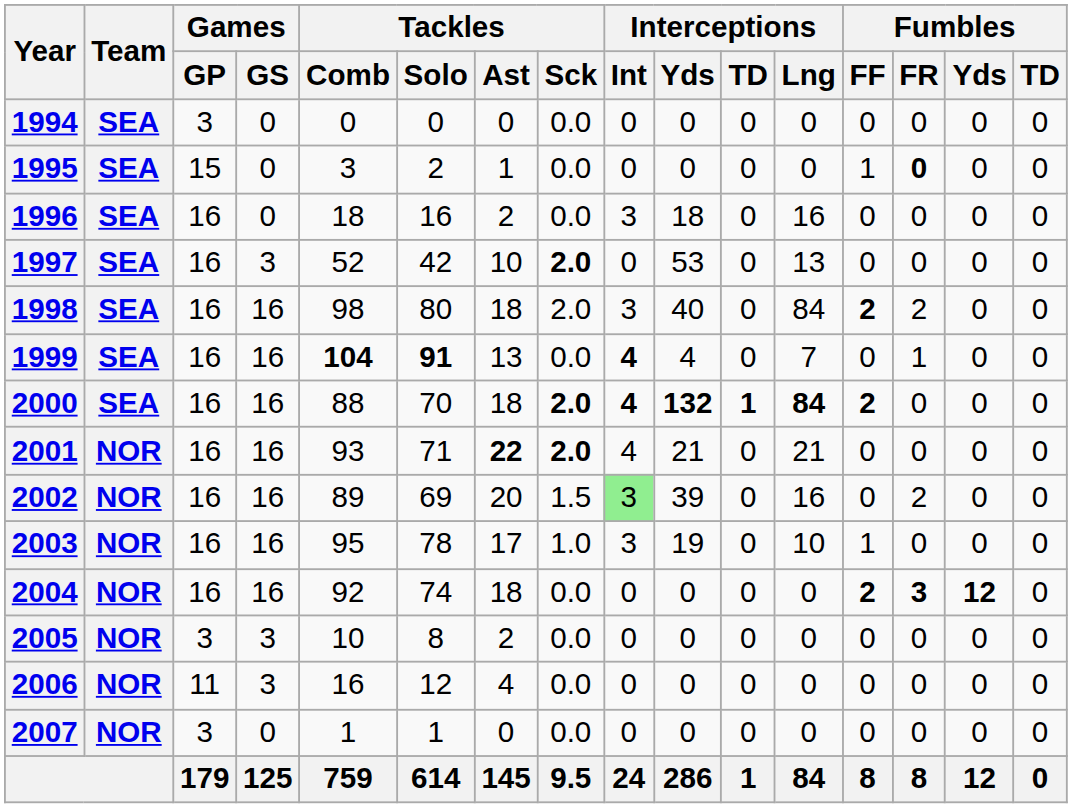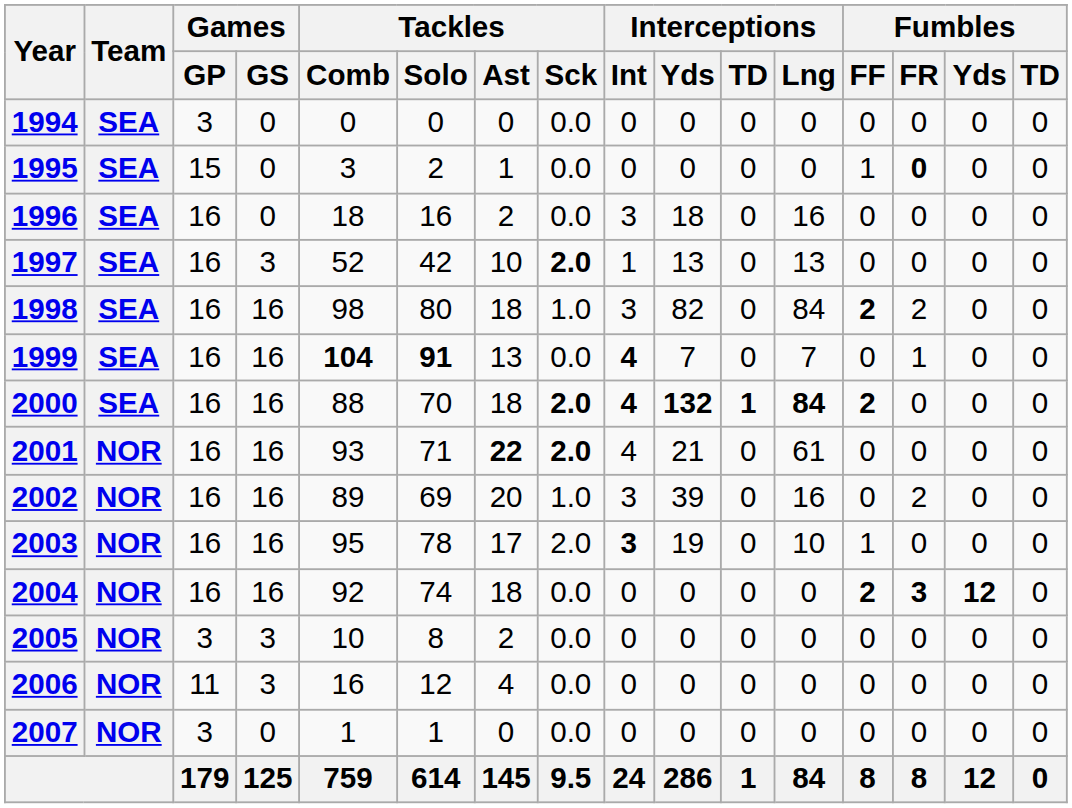(629, 262) 0 -> (629, 262) 1
(688, 262) 53 -> (688, 262) 13
(571, 309) 2.0 -> (571, 309) 1.0
(688, 309) 40 -> (688, 309) 82
(688, 356) 4 -> (688, 356) 7
(809, 450) 21 -> (809, 450) 61
(571, 497) 1.5 -> (571, 497) 1.0
(629, 497) lightgreen background -> (629, 497) no background
(571, 544) 1.0 -> (571, 544) 2.0
(629, 544) normal -> (629, 544) bold
